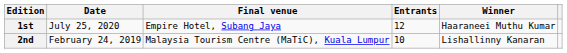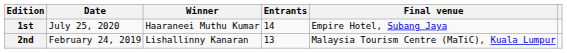columns swapped: (267, 12) <-> (499, 12)
(399, 27) 12 -> (269, 27) 14
(399, 41) 10 -> (269, 41) 13
